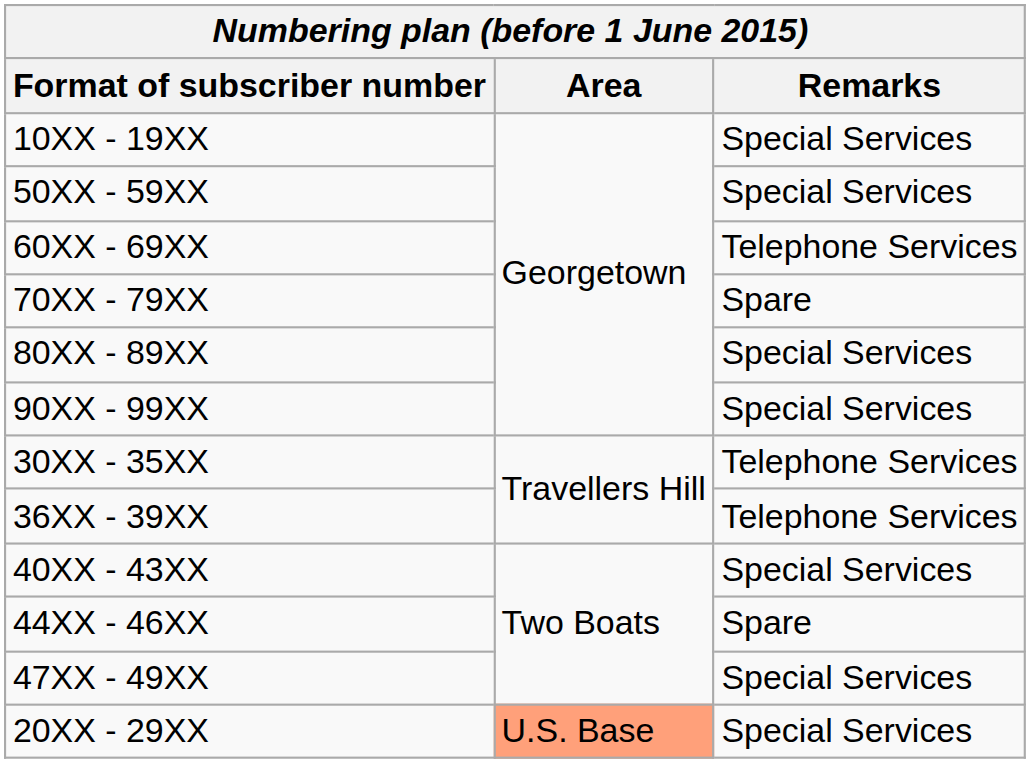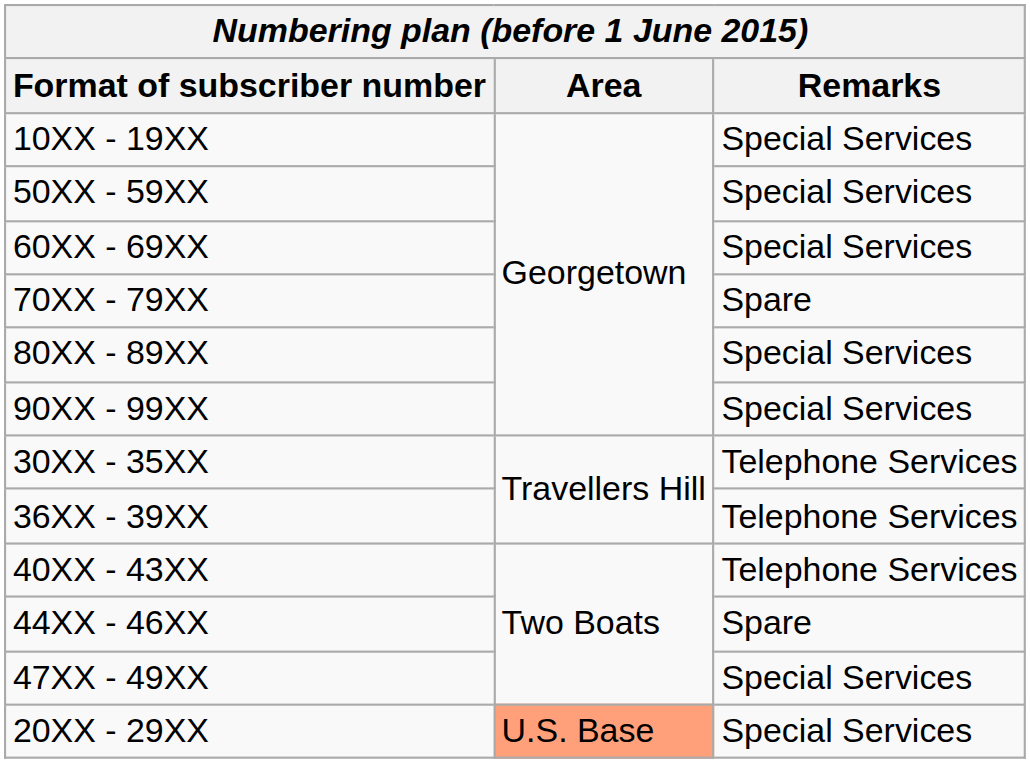(869, 246) Telephone Services -> (847, 246) Special Services
(847, 569) Special Services -> (869, 569) Telephone Services
